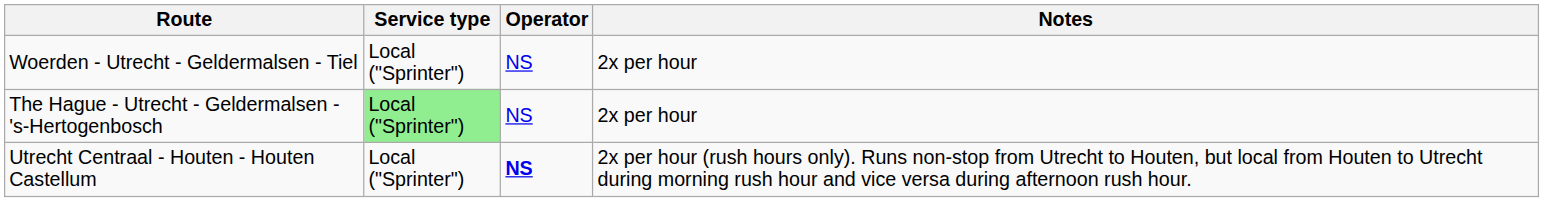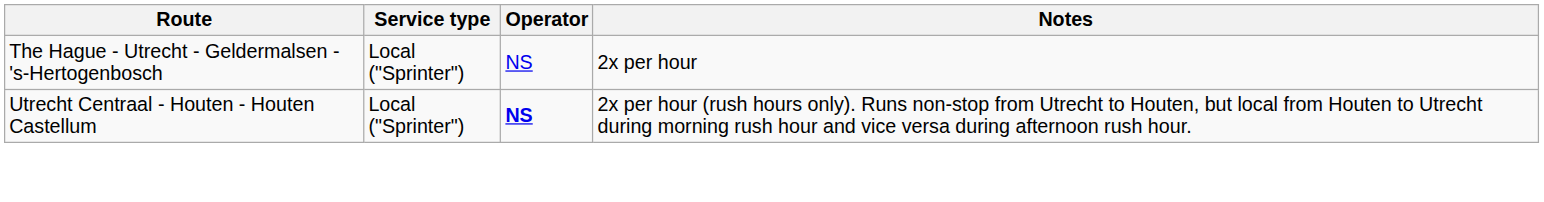- row: (183, 62)
(416, 115) lightgreen background -> (416, 62) no background
